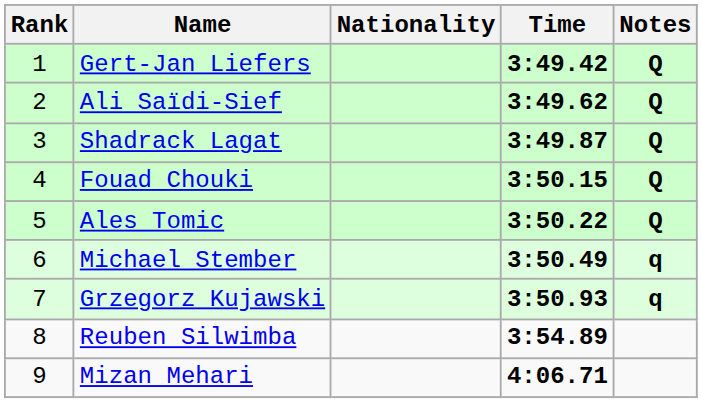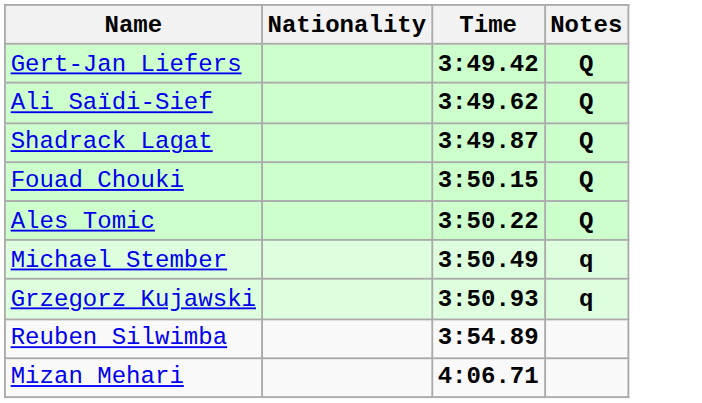- column: (40, 25)
